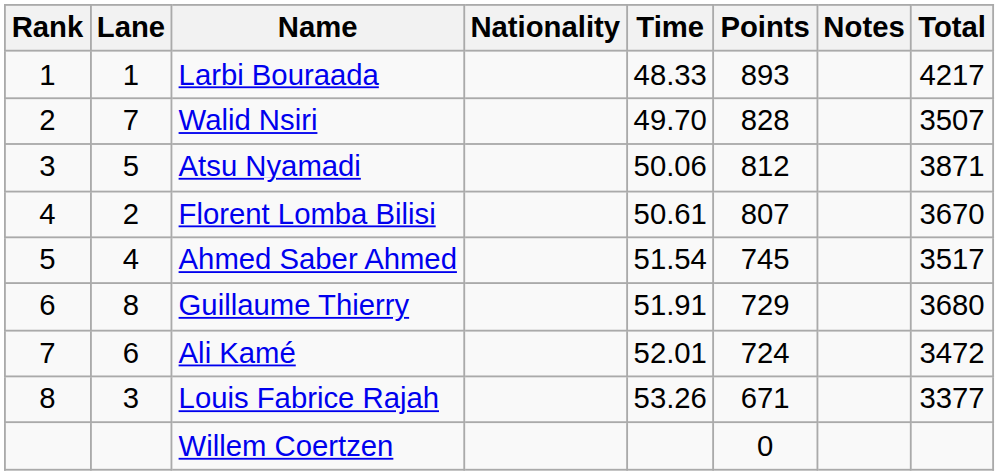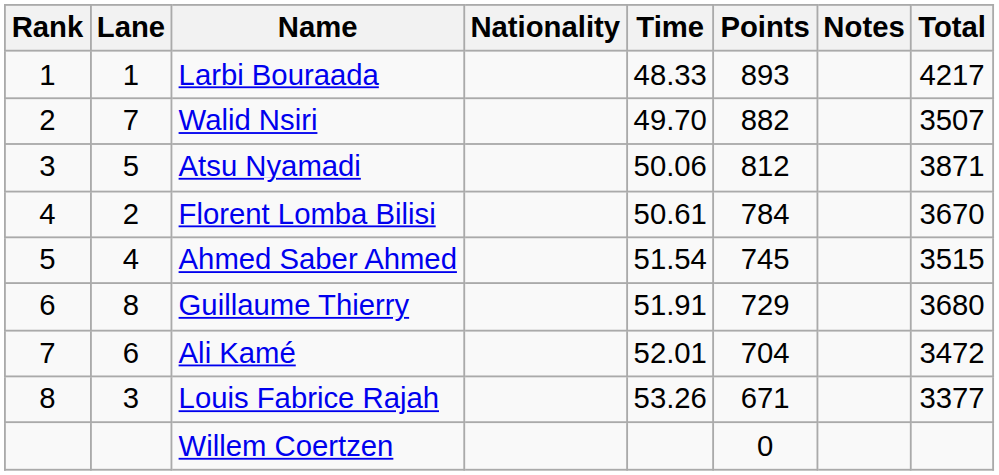(765, 120) 828 -> (765, 120) 882
(765, 213) 807 -> (765, 213) 784
(952, 259) 3517 -> (952, 259) 3515
(765, 352) 724 -> (765, 352) 704
